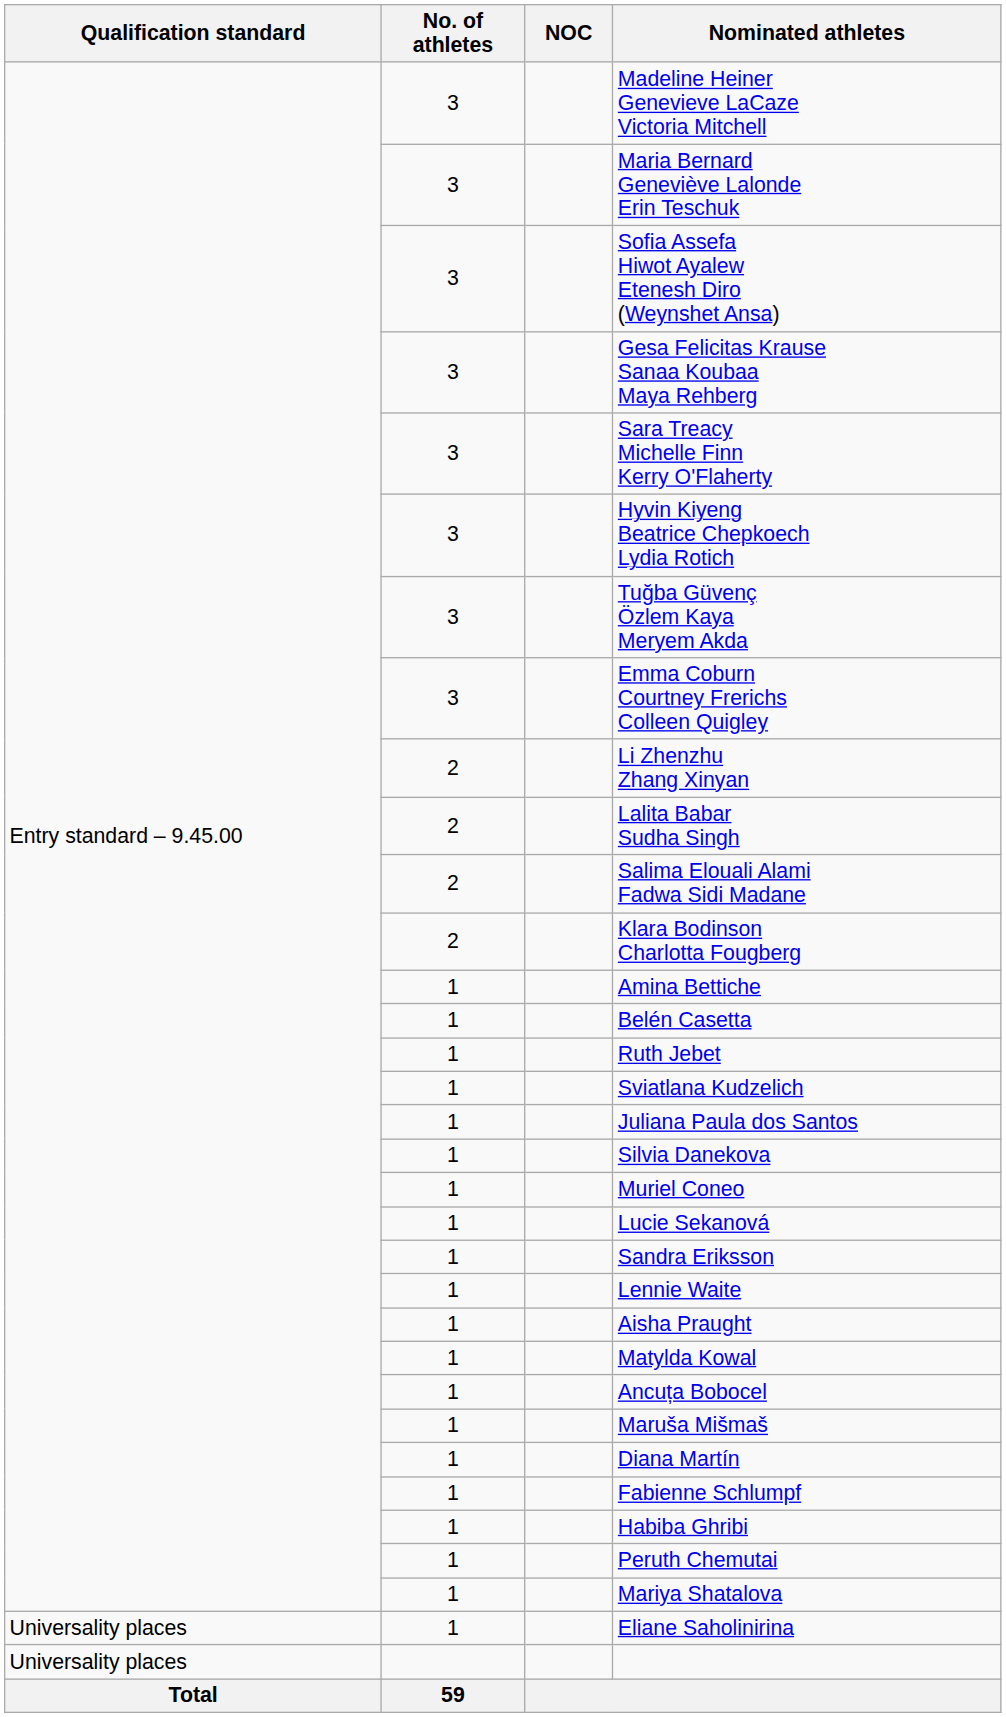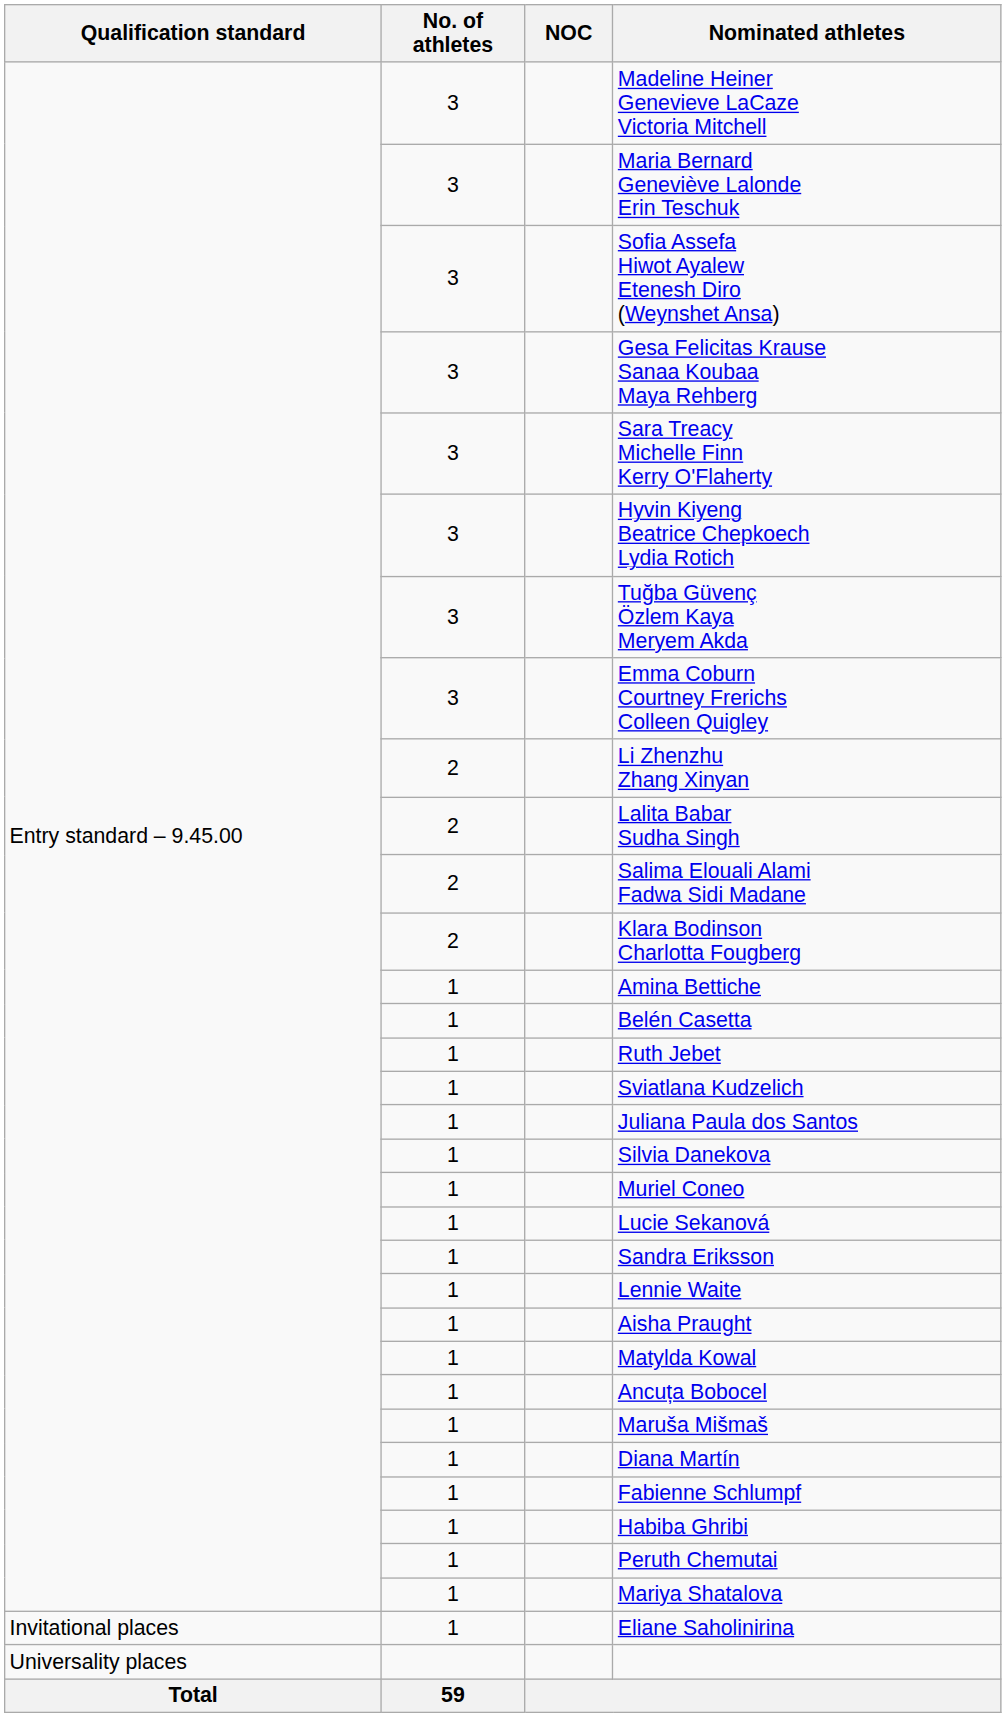(98, 1628) Universality places -> (94, 1628) Invitational places
